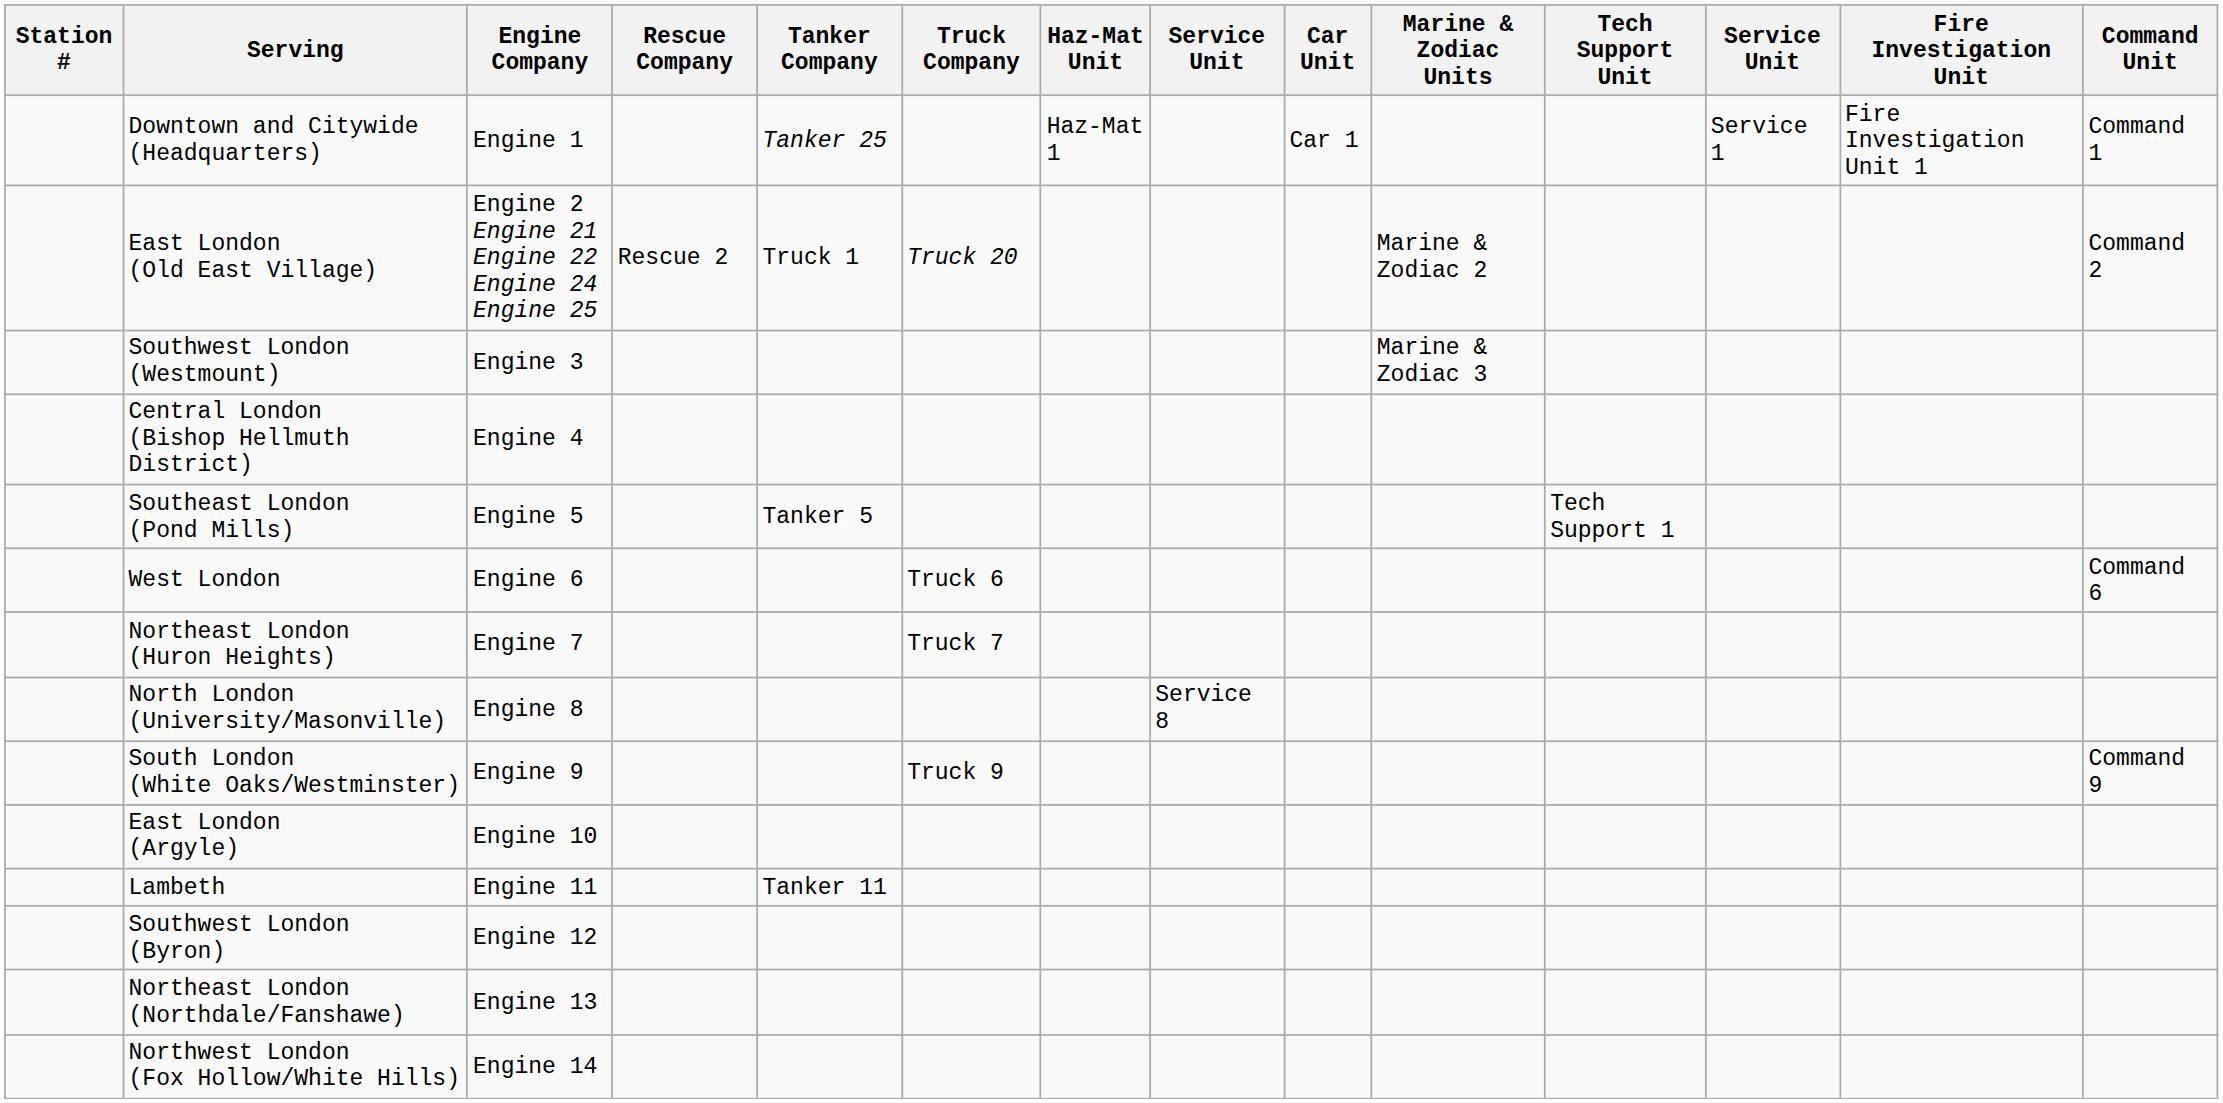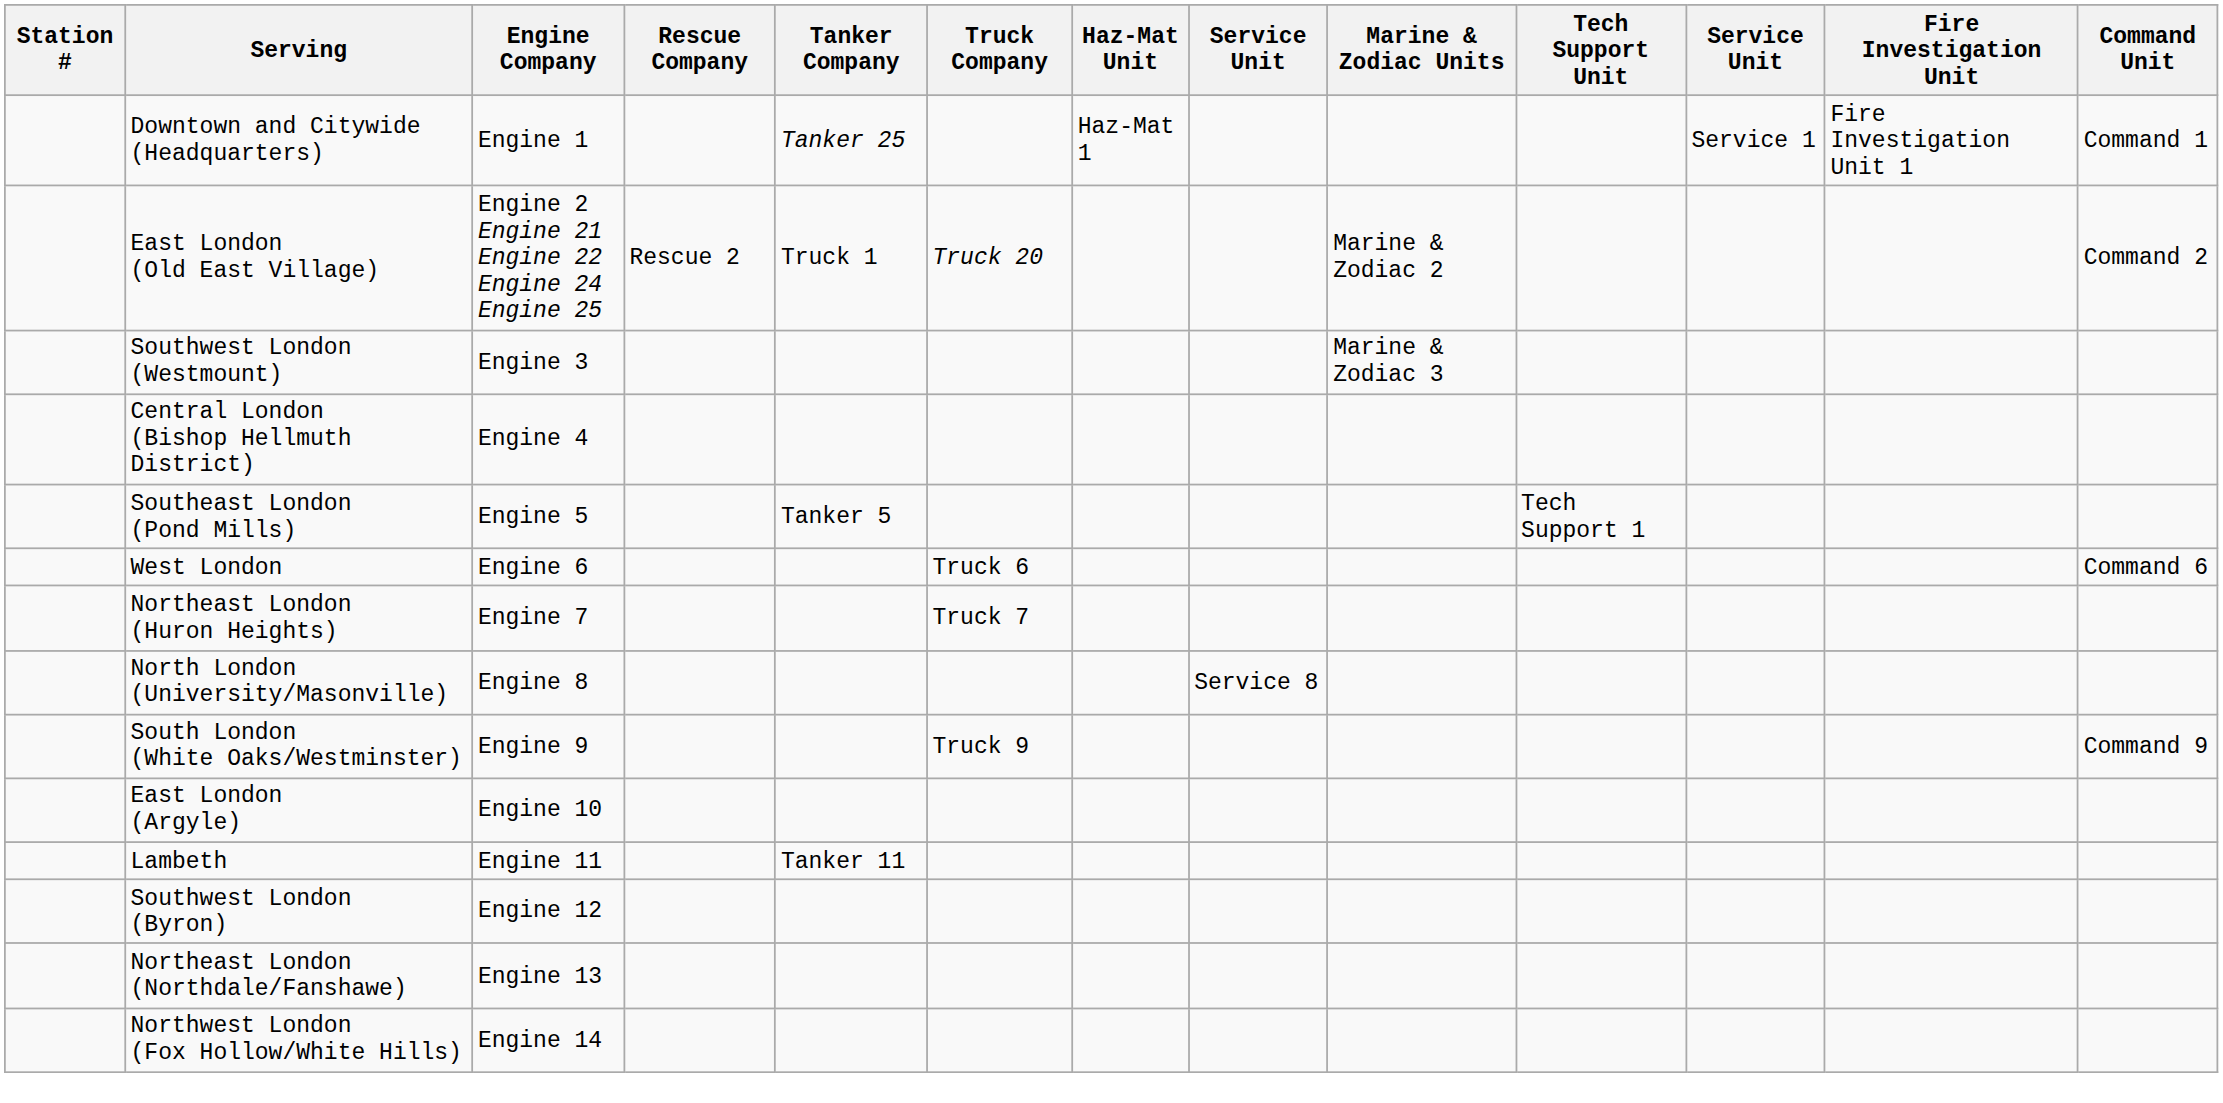- column: (1328, 50)
